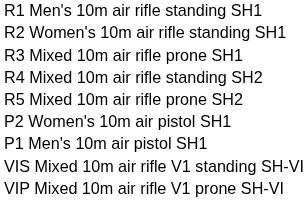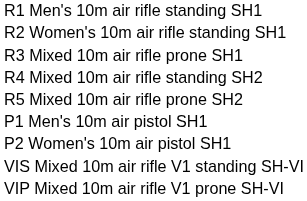rows swapped: (106, 144) <-> (118, 122)
